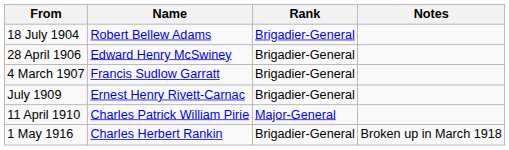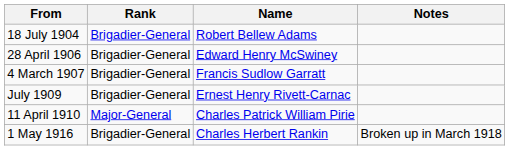columns swapped: (305, 14) <-> (170, 14)
